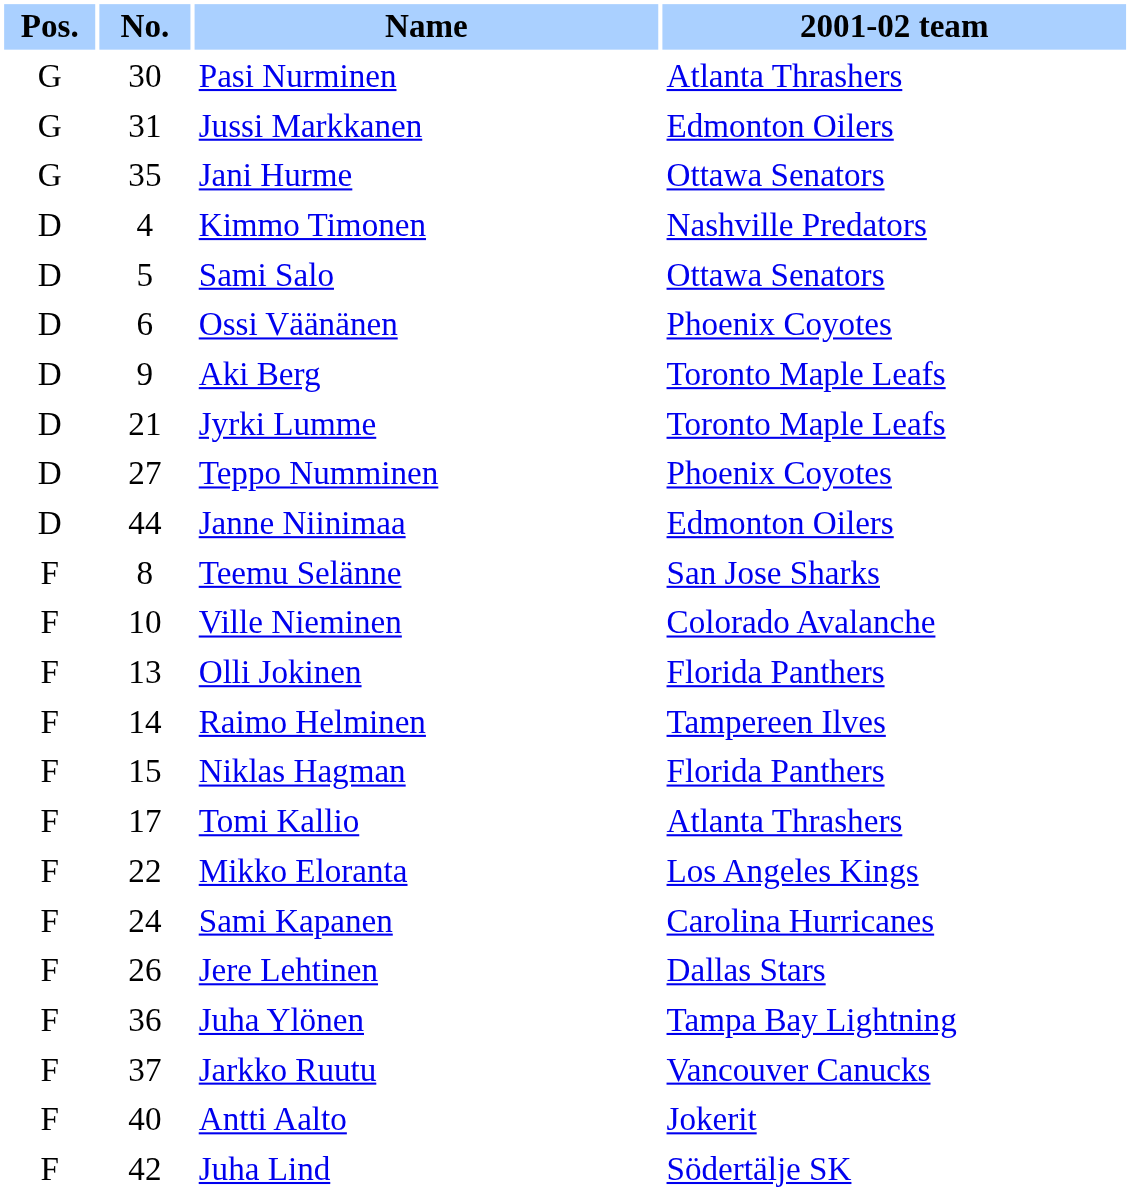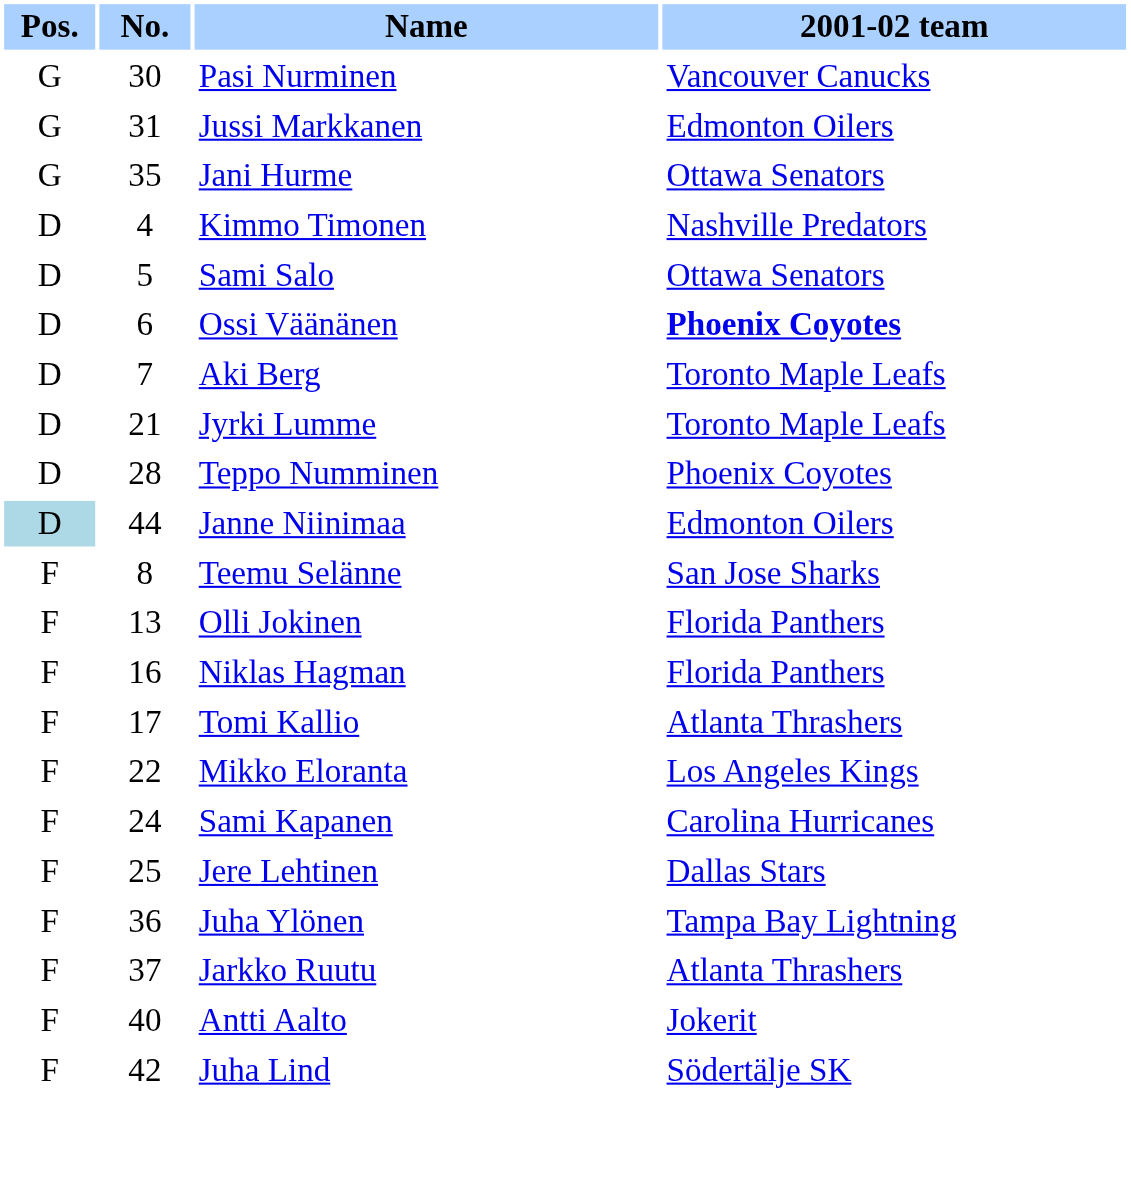(784, 76) Atlanta Thrashers -> (799, 76) Vancouver Canucks
(779, 324) normal -> (784, 324) bold
(145, 374) 9 -> (145, 374) 7
(145, 473) 27 -> (145, 473) 28
(50, 523) no background -> (50, 523) lightblue background
- row: (300, 622)
- row: (312, 721)
(145, 771) 15 -> (145, 672) 16
(145, 970) 26 -> (145, 870) 25
(799, 1069) Vancouver Canucks -> (784, 970) Atlanta Thrashers
